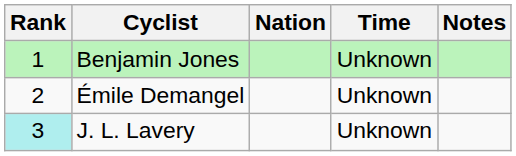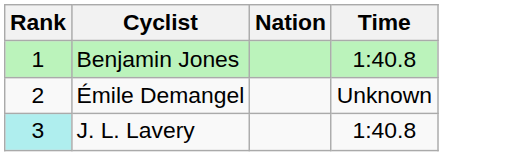- column: (474, 22)
(384, 58) Unknown -> (384, 58) 1:40.8
(384, 131) Unknown -> (384, 131) 1:40.8
